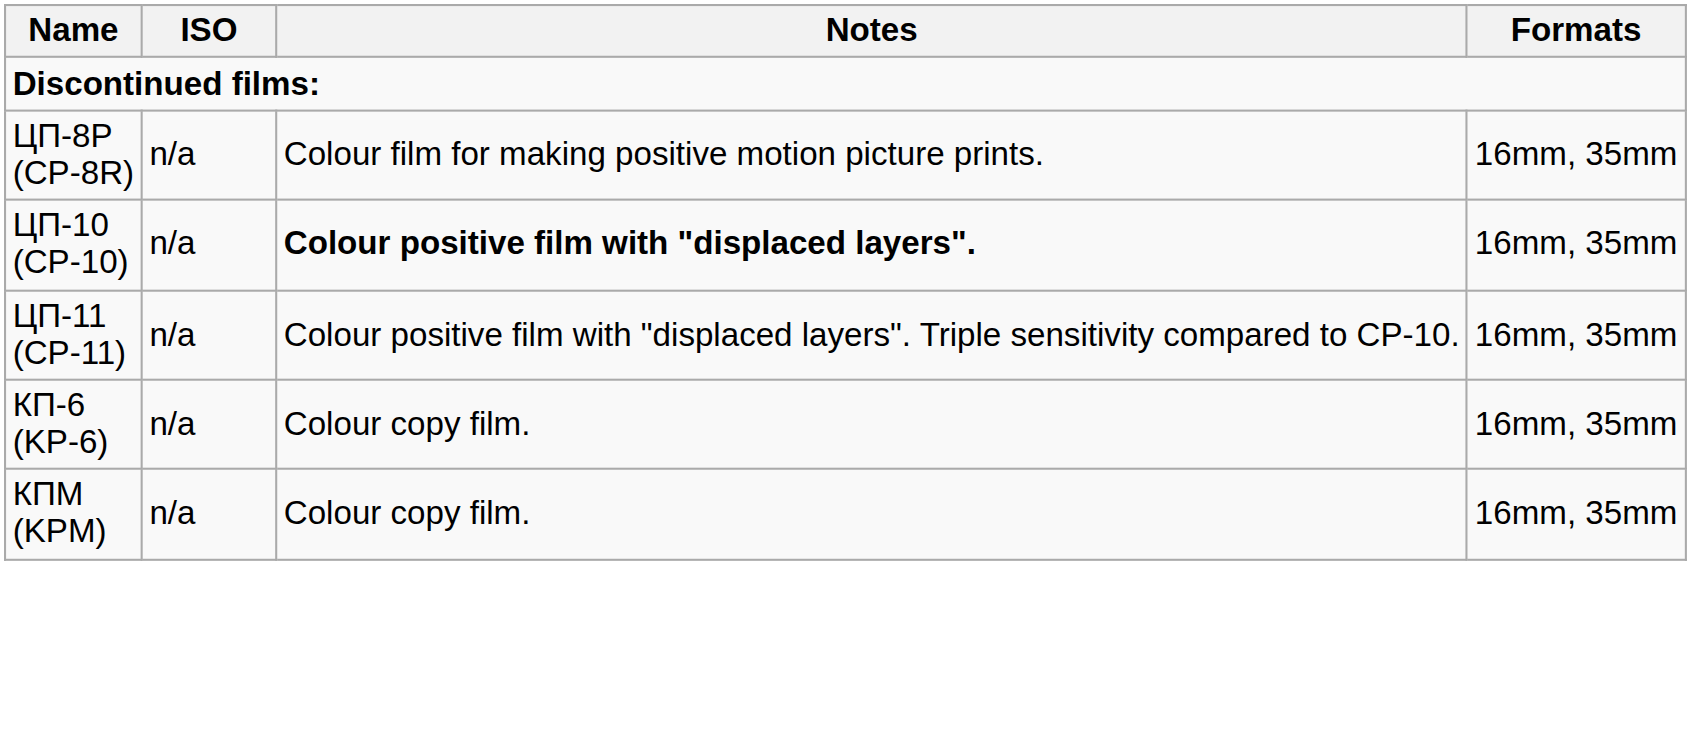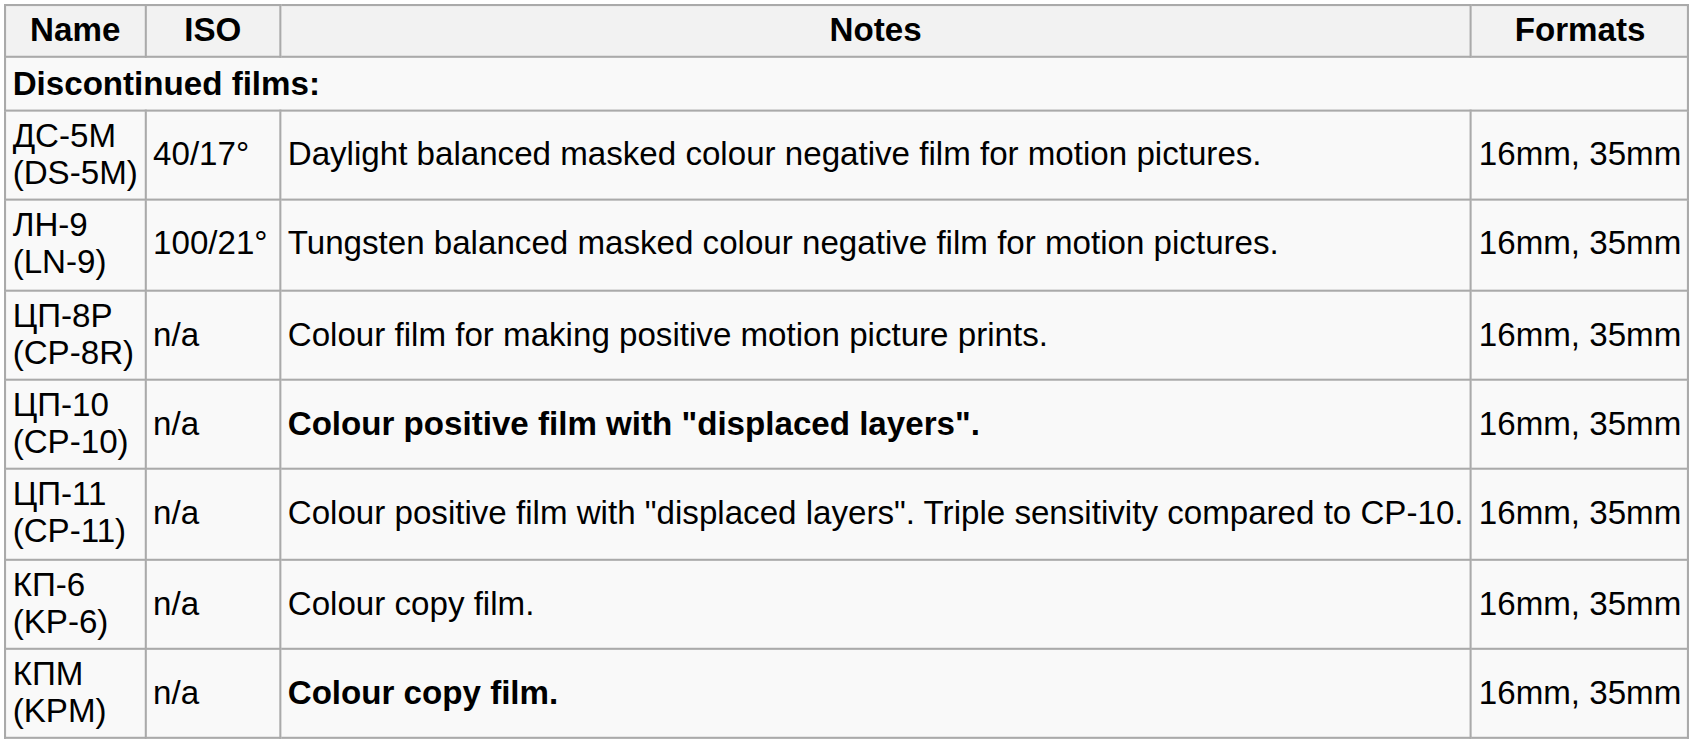+ row: (75, 154)
+ row: (60, 244)
(407, 513) normal -> (423, 693) bold
